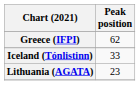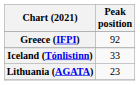(115, 39) 62 -> (115, 39) 92
